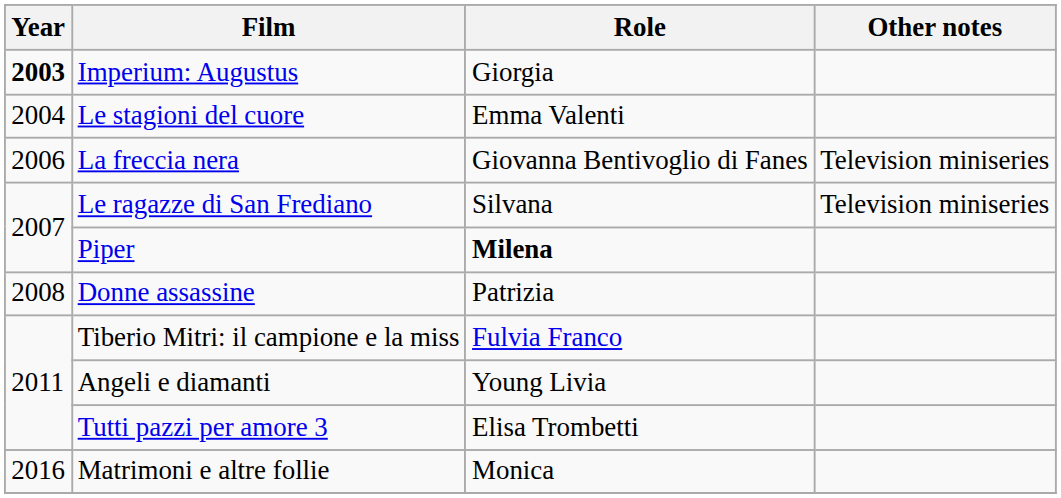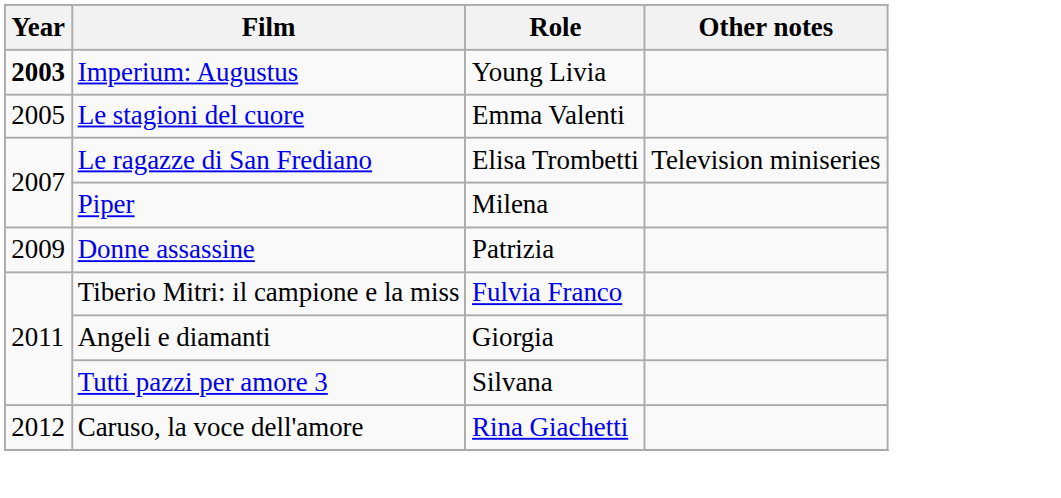(513, 71) Giorgia -> (539, 71) Young Livia
(38, 115) 2004 -> (38, 115) 2005
- row: (158, 160)
(512, 204) Silvana -> (555, 160) Elisa Trombetti
(512, 249) bold -> (510, 204) normal
(38, 293) 2008 -> (38, 249) 2009
(539, 382) Young Livia -> (513, 337) Giorgia
(555, 426) Elisa Trombetti -> (512, 382) Silvana
+ row: (221, 426)
- row: (204, 471)
